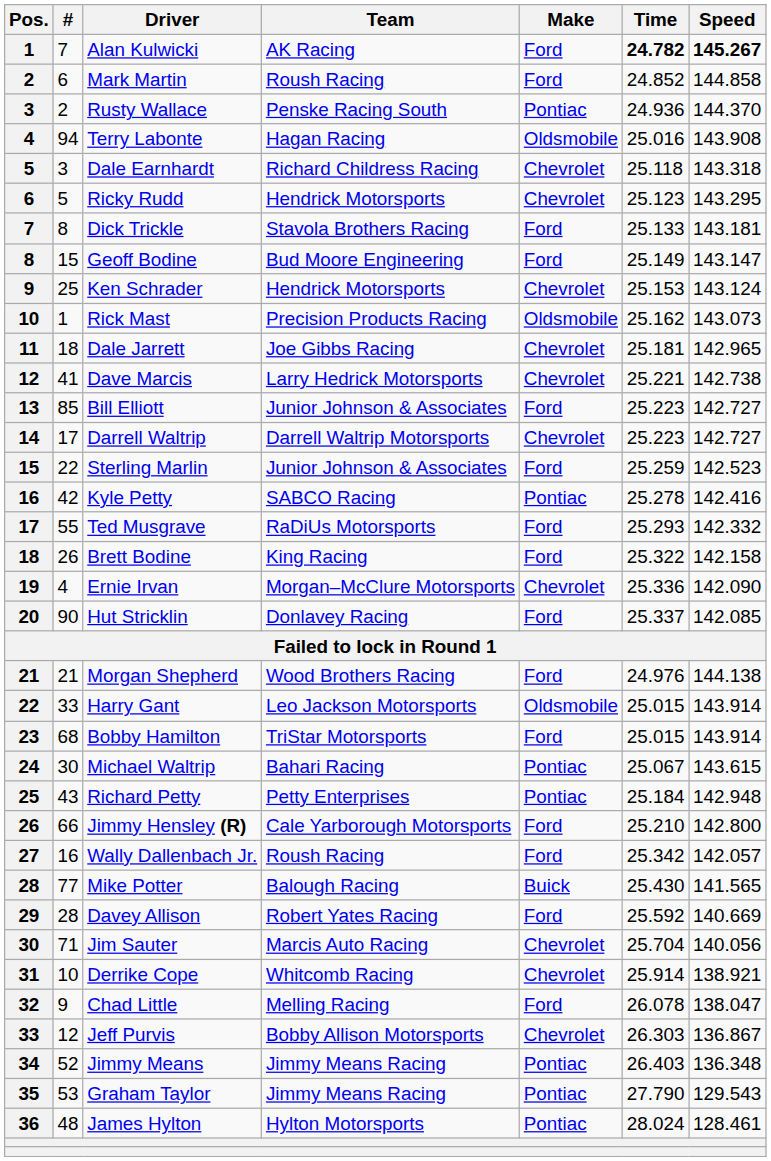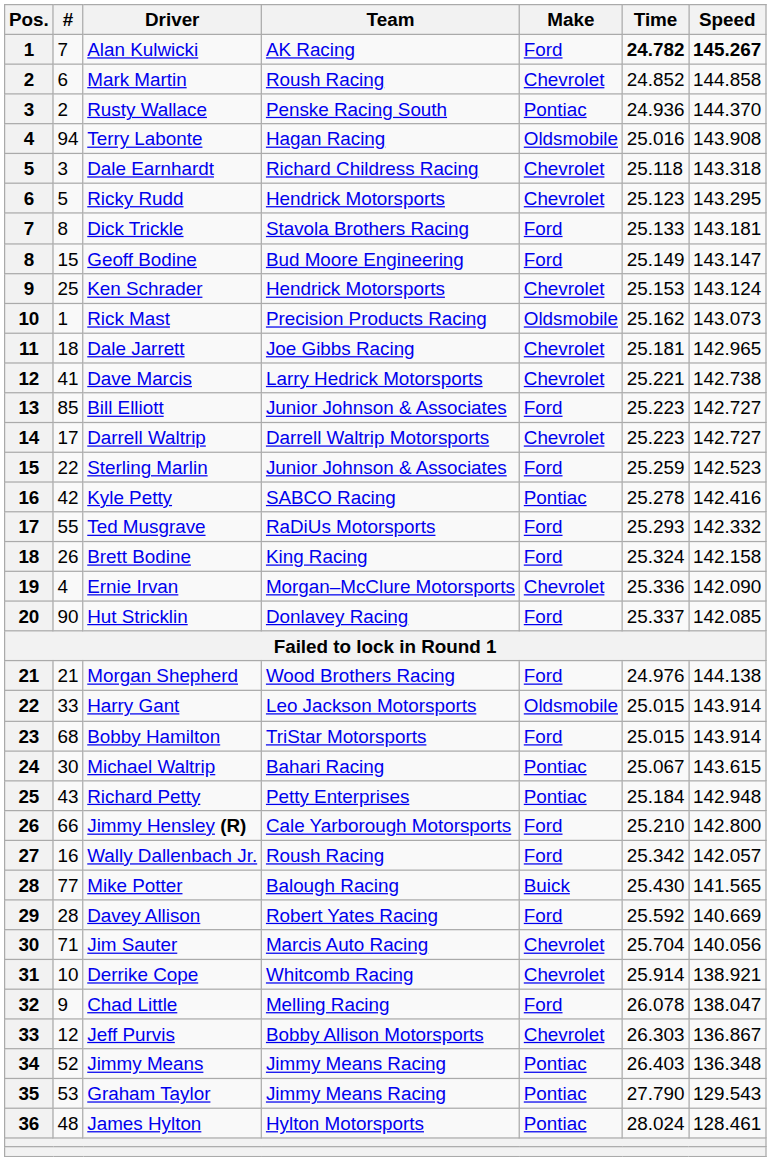(543, 79) Ford -> (564, 79) Chevrolet
(656, 557) 25.322 -> (656, 557) 25.324
